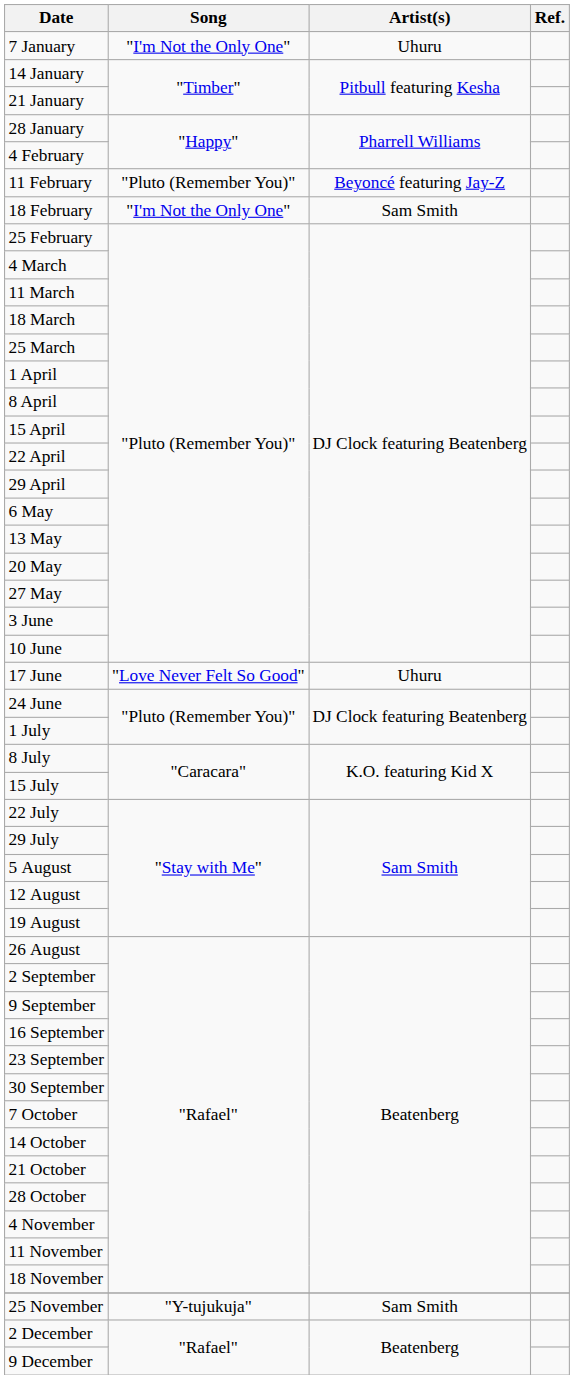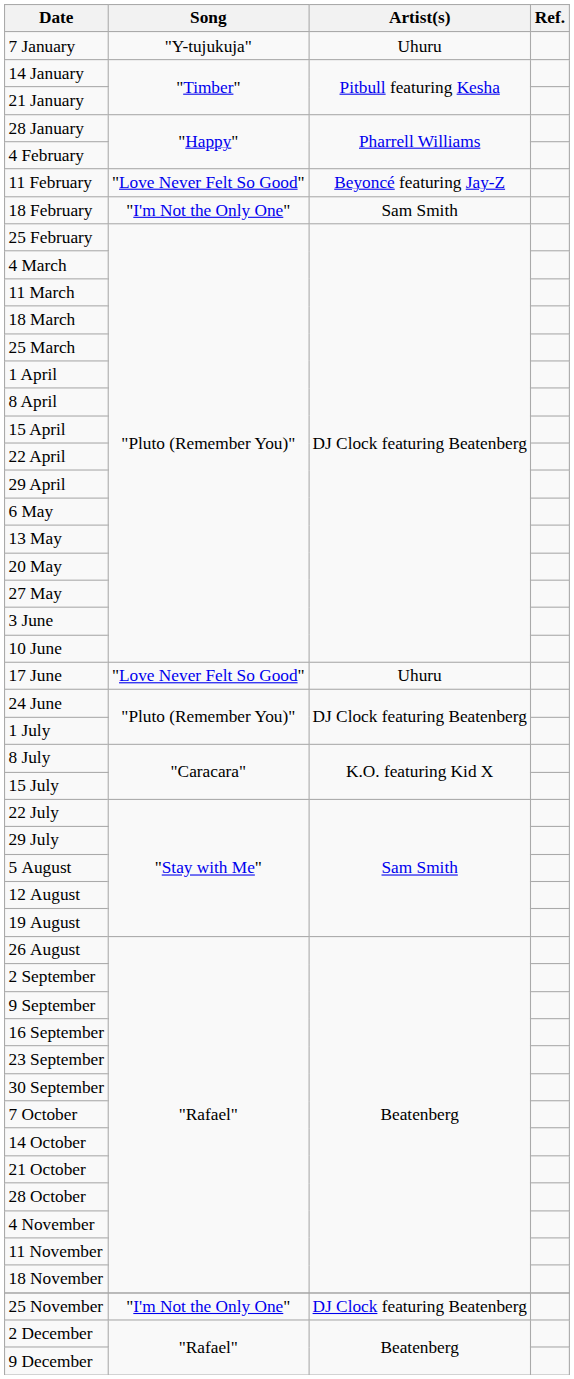(208, 45) "I'm Not the Only One" -> (208, 45) "Y-tujukuja"
(208, 182) "Pluto (Remember You)" -> (208, 182) "Love Never Felt So Good"
(208, 1306) "Y-tujukuja" -> (208, 1306) "I'm Not the Only One"
(420, 1306) Sam Smith -> (420, 1306) DJ Clock featuring Beatenberg
